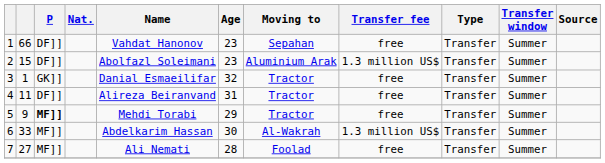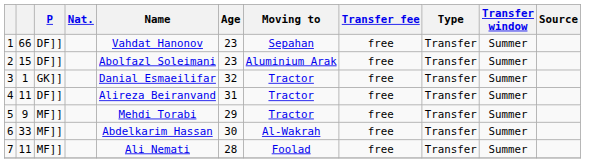(391, 61) 1.3 million US$ -> (381, 61) free
(50, 114) bold -> (50, 114) normal
(391, 131) 1.3 million US$ -> (381, 131) free
(25, 149) 27 -> (25, 149) 11
